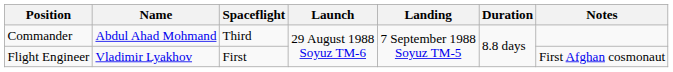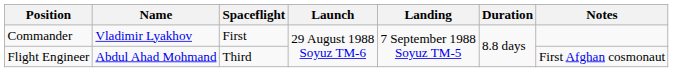(156, 35) Abdul Ahad Mohmand -> (144, 35) Vladimir Lyakhov
(237, 35) Third -> (235, 35) First
(144, 56) Vladimir Lyakhov -> (156, 56) Abdul Ahad Mohmand
(235, 56) First -> (237, 56) Third
